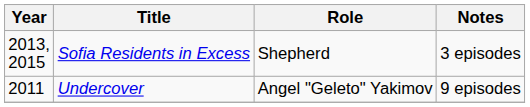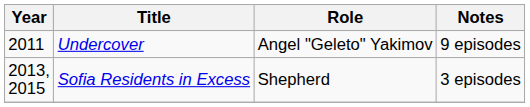rows swapped: (101, 89) <-> (154, 53)
